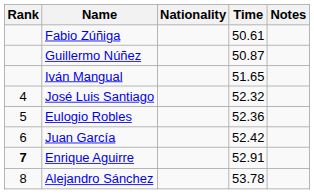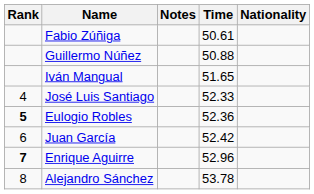columns swapped: (193, 15) <-> (288, 15)
(248, 56) 50.87 -> (218, 56) 50.88
(248, 97) 52.32 -> (218, 97) 52.33
(23, 117) normal -> (23, 117) bold
(248, 158) 52.91 -> (218, 158) 52.96
